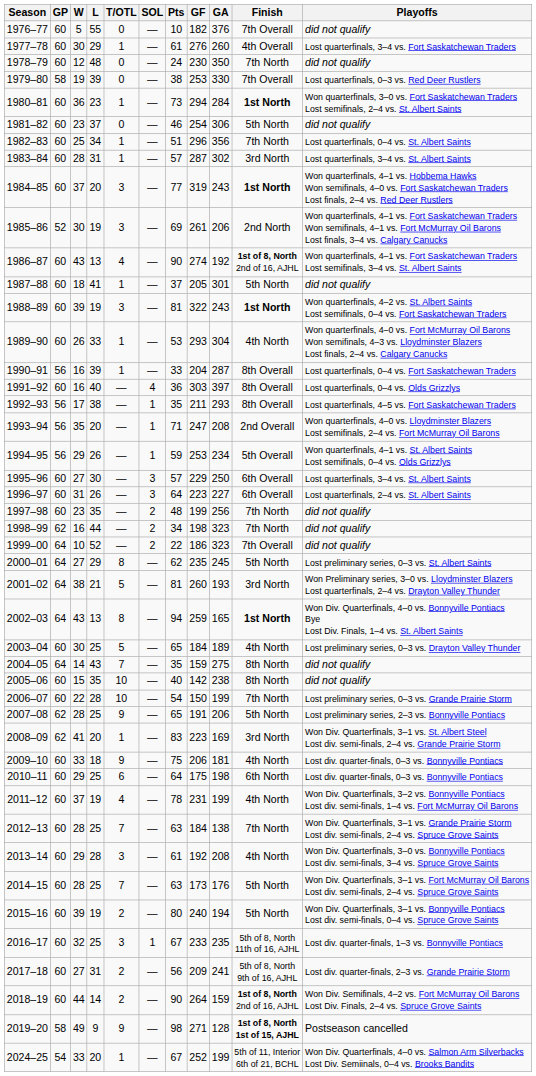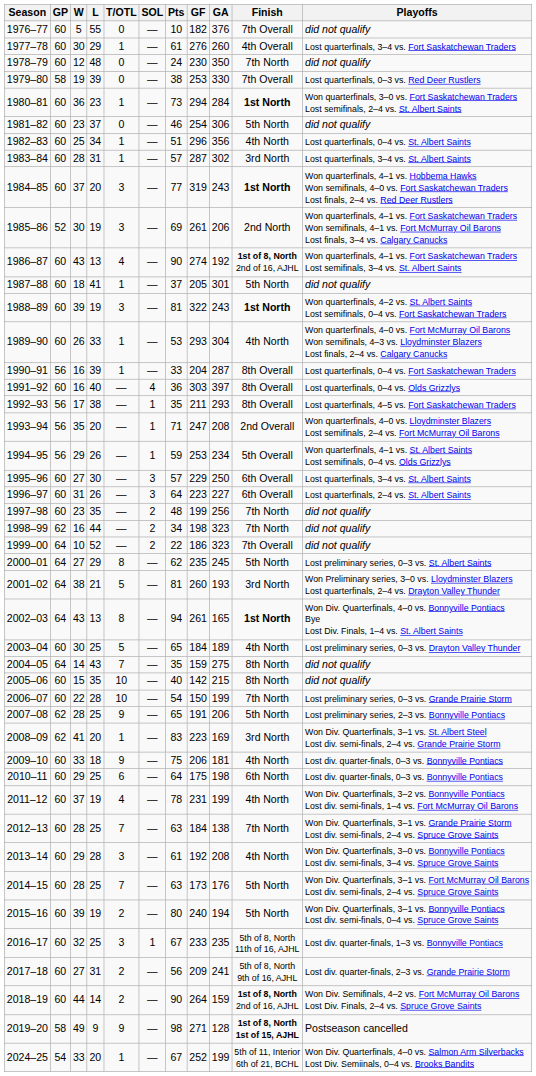(267, 141) 7th North -> (267, 141) 4th North
(198, 619) 259 -> (198, 619) 261
(221, 681) 238 -> (221, 681) 215
